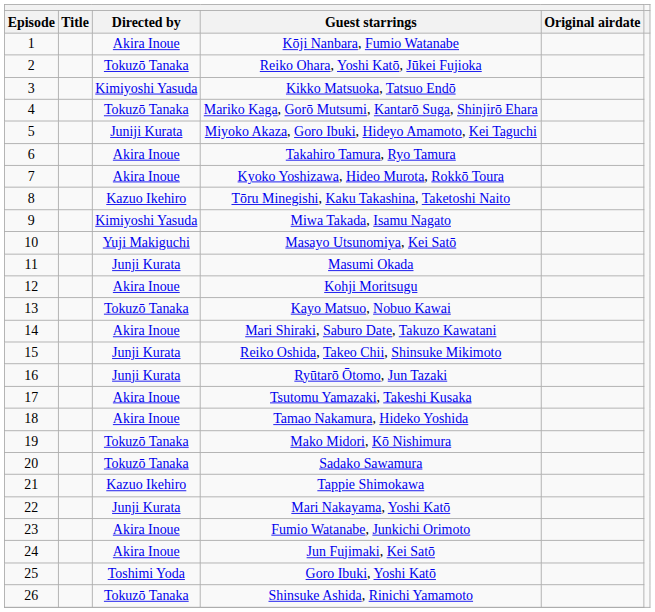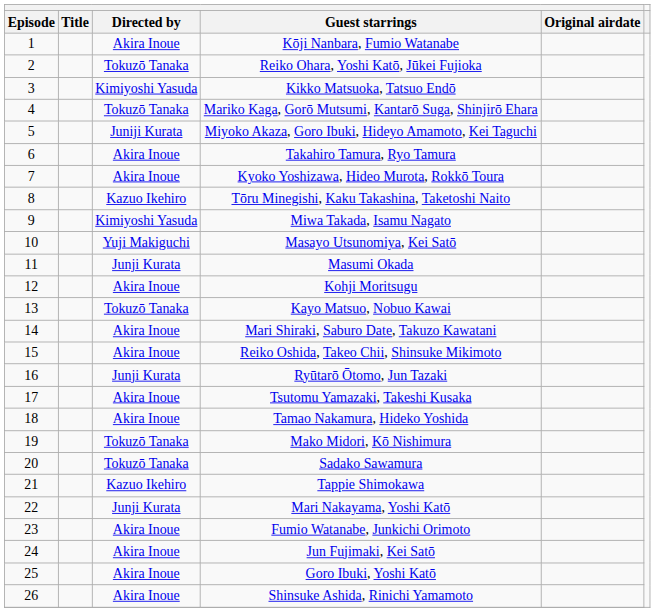(146, 353) Junji Kurata -> (146, 353) Akira Inoue
(146, 573) Toshimi Yoda -> (146, 573) Akira Inoue
(146, 595) Tokuzō Tanaka -> (146, 595) Akira Inoue
